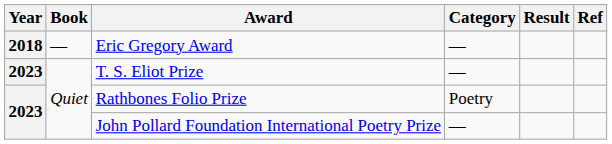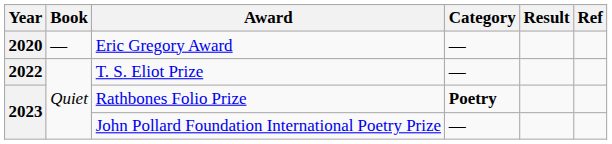(25, 44) 2018 -> (25, 44) 2020
(25, 71) 2023 -> (25, 71) 2022
(471, 98) normal -> (473, 98) bold
